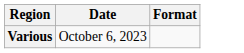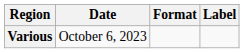+ column: (220, 15)
